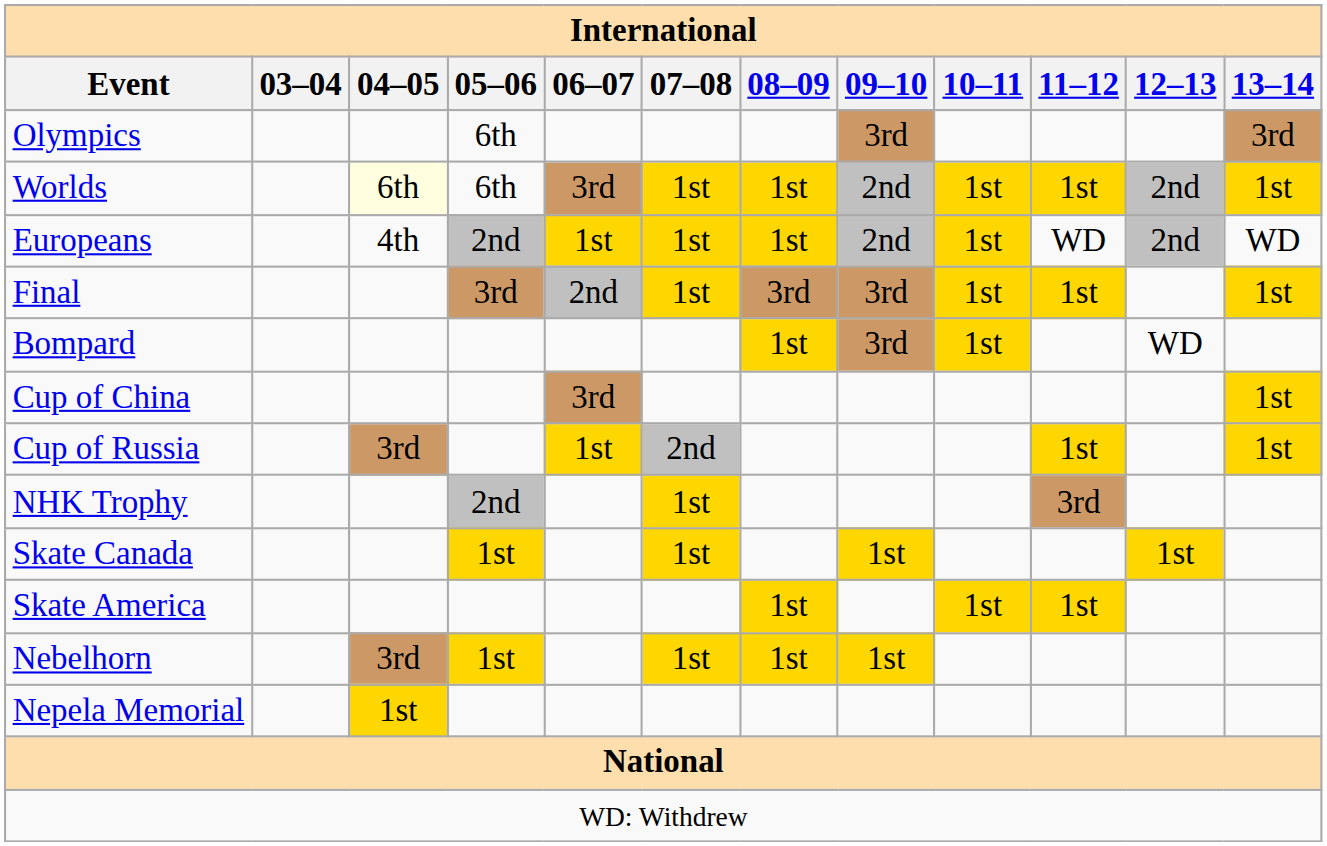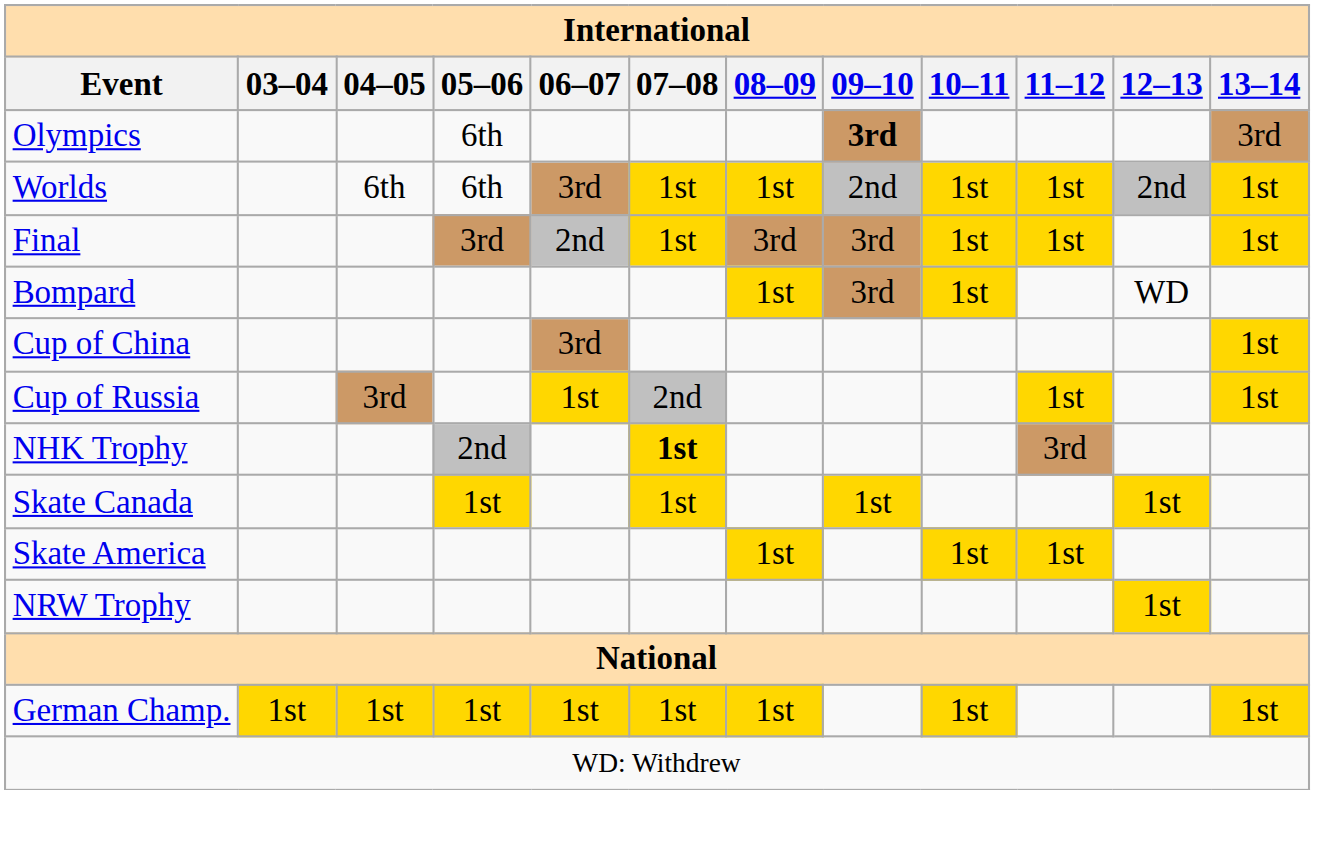(886, 135) normal -> (872, 135) bold
(398, 187) lightyellow background -> (384, 187) no background
- row: (82, 239)
(691, 501) normal -> (677, 448) bold
- row: (82, 657)
- row: (128, 710)
+ row: (102, 605)
+ row: (122, 710)
